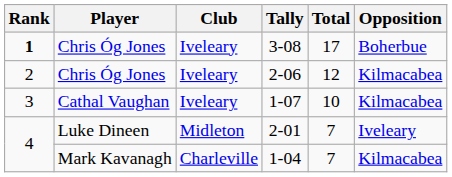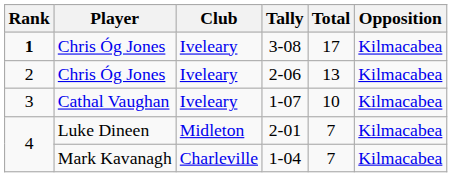(393, 46) Boherbue -> (400, 46) Kilmacabea
(331, 74) 12 -> (331, 74) 13
(387, 130) Iveleary -> (400, 130) Kilmacabea
